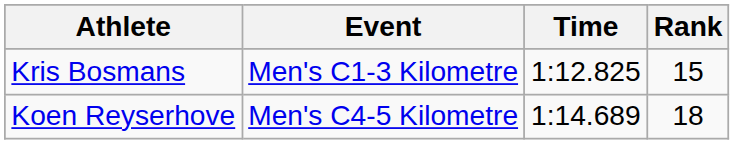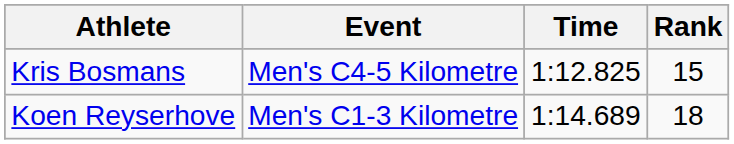(383, 71) Men's C1-3 Kilometre -> (383, 71) Men's C4-5 Kilometre
(383, 116) Men's C4-5 Kilometre -> (383, 116) Men's C1-3 Kilometre
